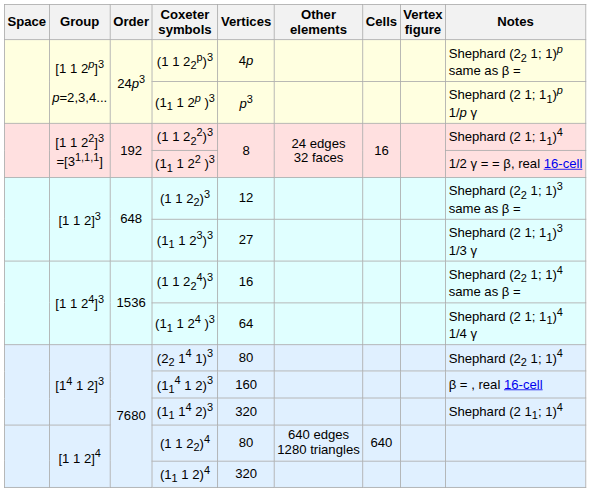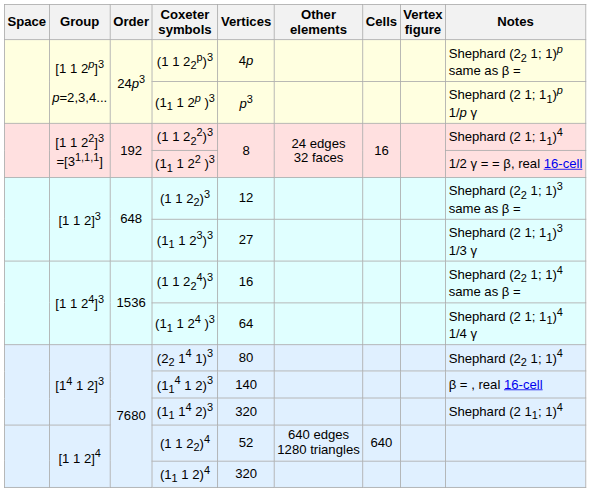(246, 384) 160 -> (246, 384) 140
(246, 443) 80 -> (246, 443) 52
